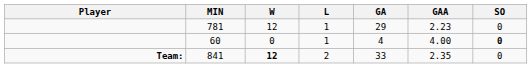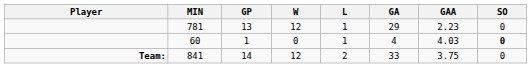+ column: (247, 12)
(440, 41) 4.00 -> (448, 41) 4.03
(272, 56) bold -> (296, 56) normal
(440, 56) 2.35 -> (448, 56) 3.75
